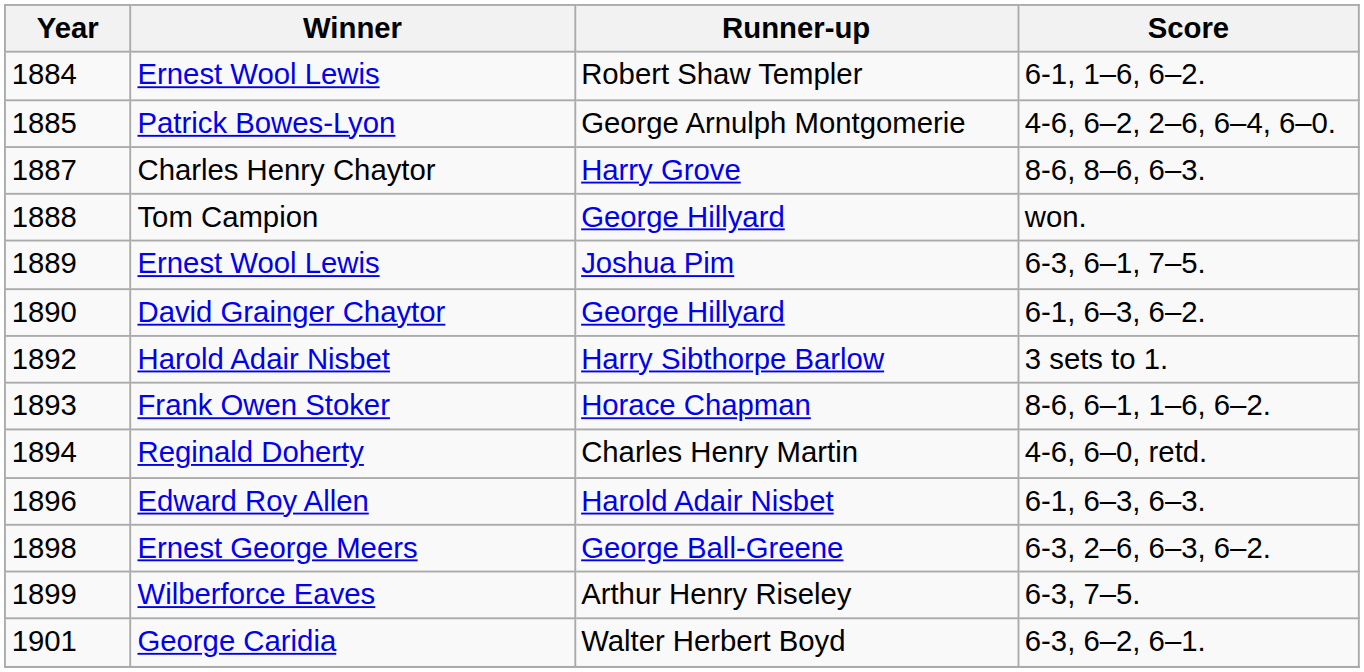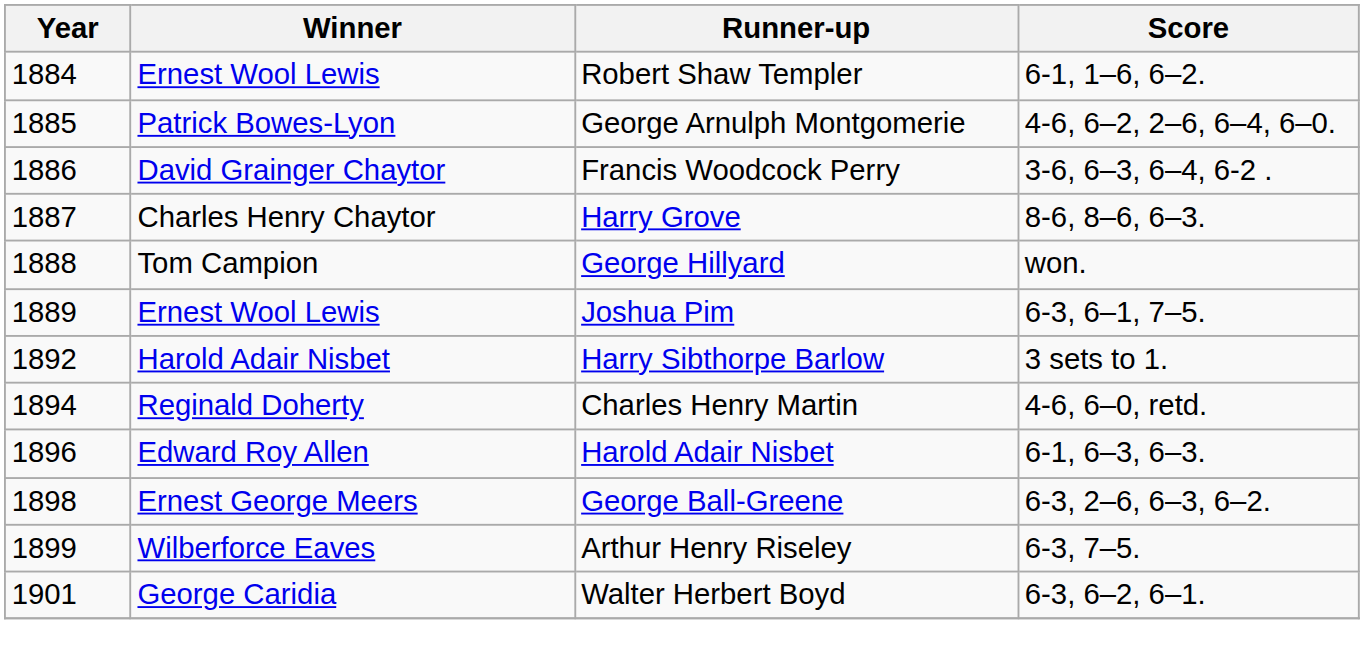+ row: (44, 169)
- row: (44, 311)
- row: (44, 405)
